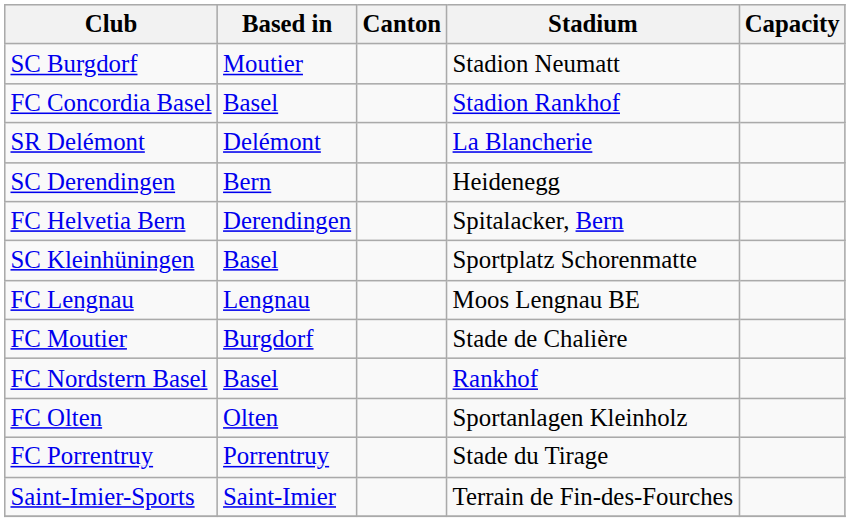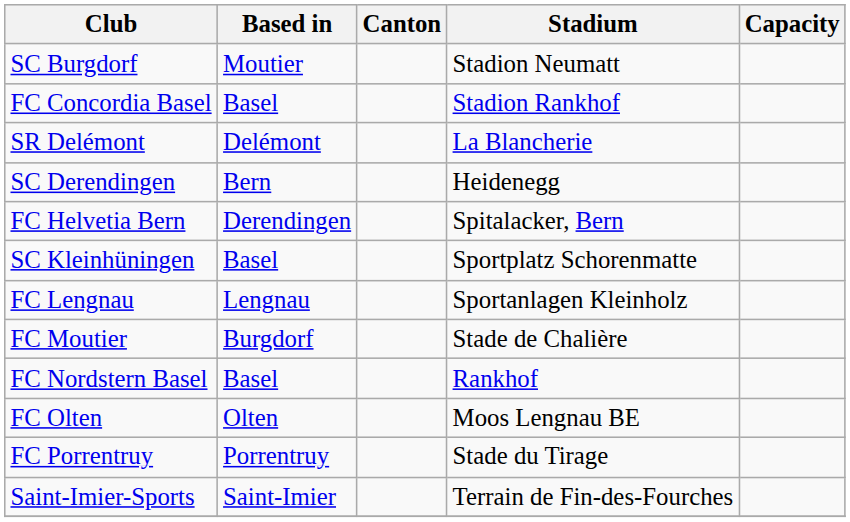(546, 299) Moos Lengnau BE -> (570, 299) Sportanlagen Kleinholz
(570, 417) Sportanlagen Kleinholz -> (546, 417) Moos Lengnau BE
